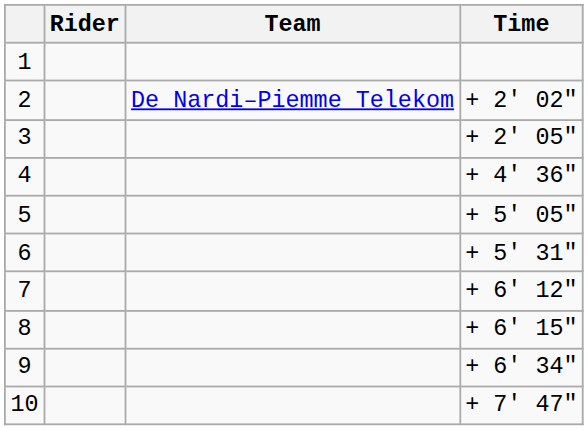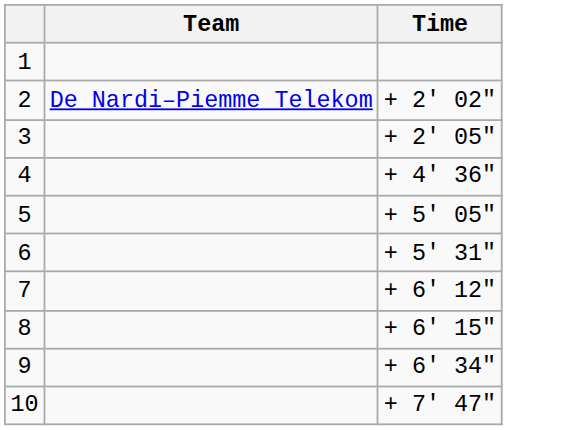- column: (85, 24)
